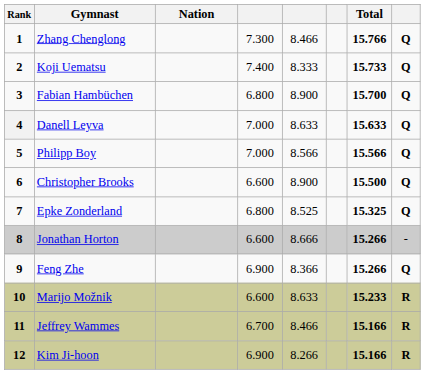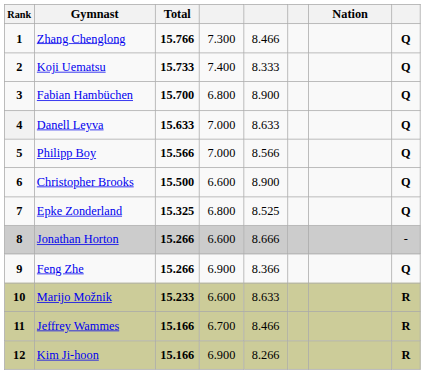columns swapped: (197, 14) <-> (369, 14)
